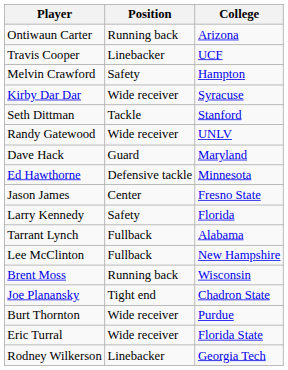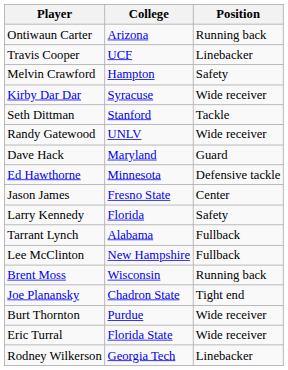columns swapped: (150, 14) <-> (239, 14)
